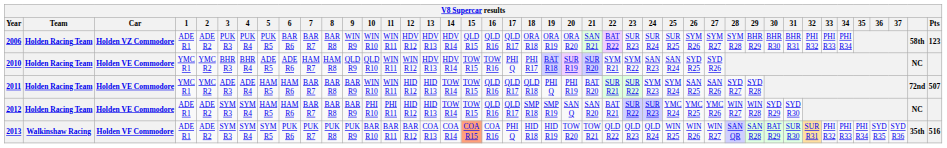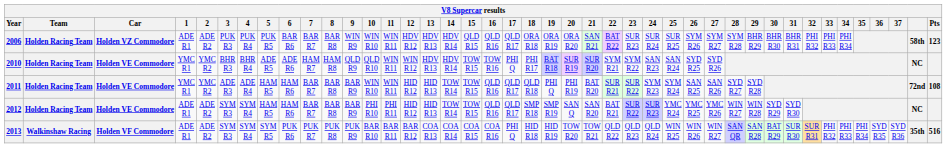(935, 87) 507 -> (935, 87) 108
(472, 132) lightsalmon background -> (472, 132) no background
